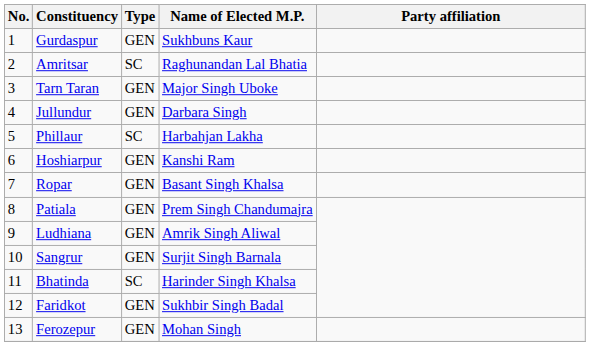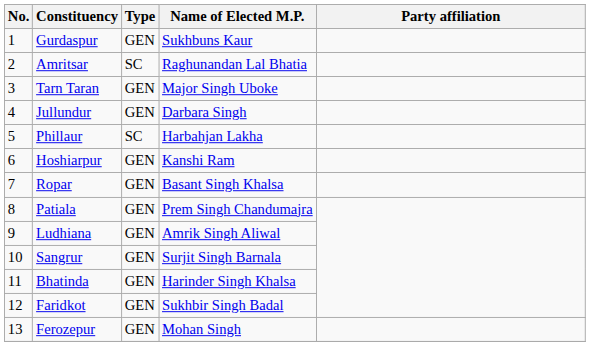(134, 281) SC -> (140, 281) GEN
